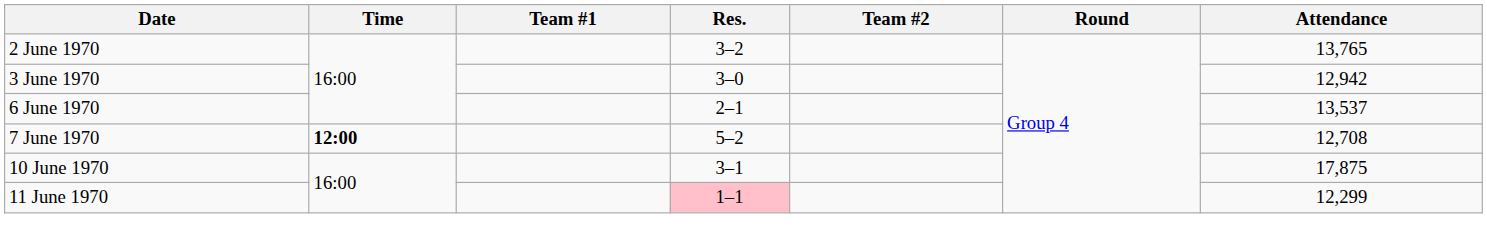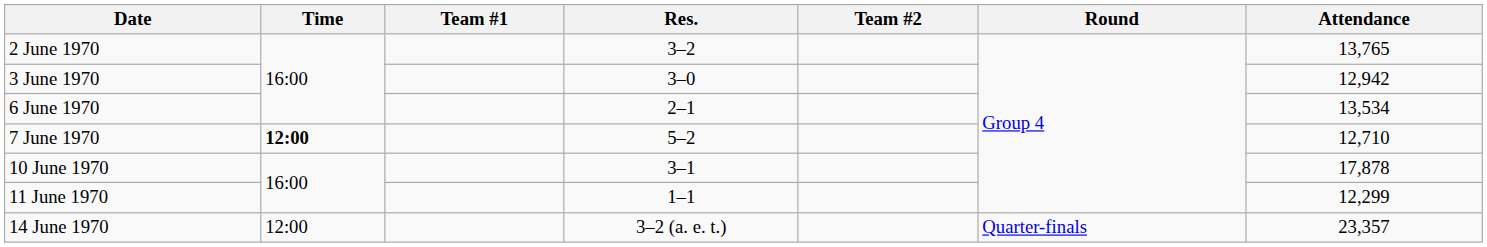(1342, 108) 13,537 -> (1364, 108) 13,534
(1342, 138) 12,708 -> (1364, 138) 12,710
(1342, 167) 17,875 -> (1364, 167) 17,878
(730, 197) pink background -> (681, 197) no background
+ row: (59, 227)
